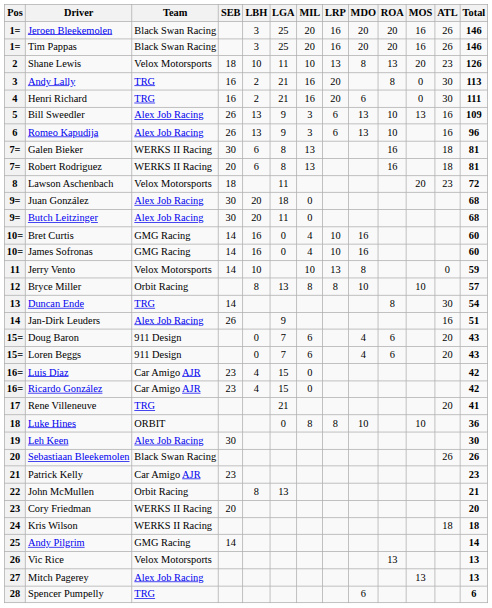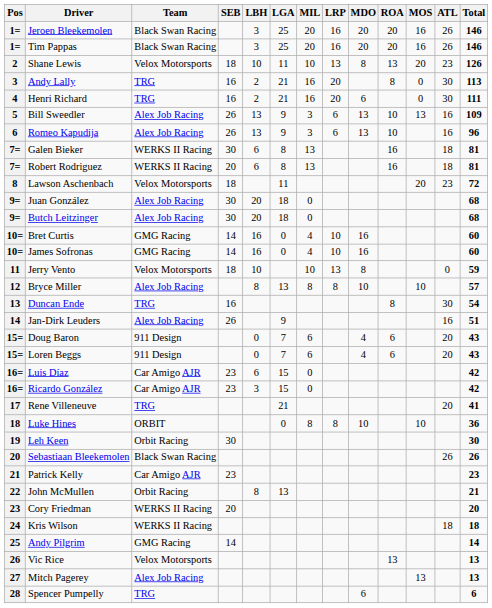(283, 218) 11 -> (283, 218) 18
(231, 269) 14 -> (231, 269) 18
(161, 287) Orbit Racing -> (169, 287) Alex Job Racing
(231, 304) 14 -> (231, 304) 16
(256, 372) 4 -> (256, 372) 6
(256, 389) 4 -> (256, 389) 3
(169, 440) Alex Job Racing -> (161, 440) Orbit Racing
